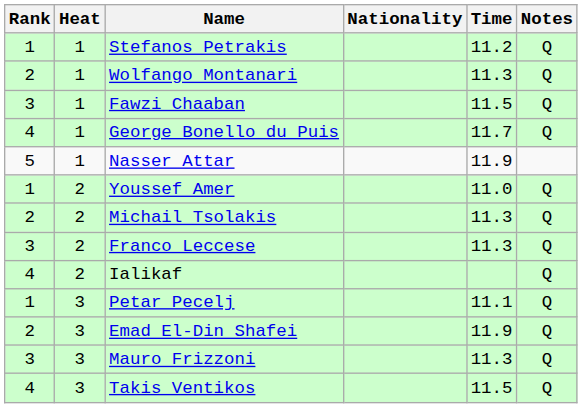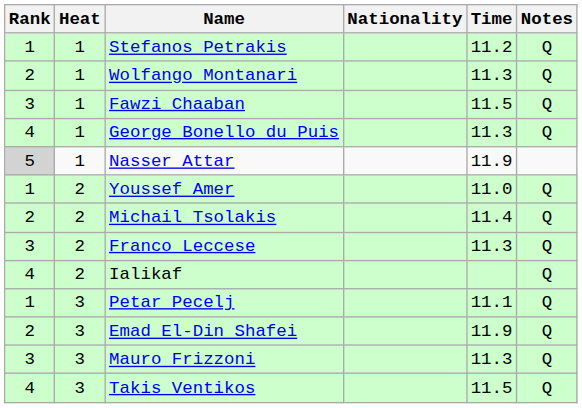(492, 132) 11.7 -> (492, 132) 11.3
(30, 161) no background -> (30, 161) lightgrey background
(492, 218) 11.3 -> (492, 218) 11.4
